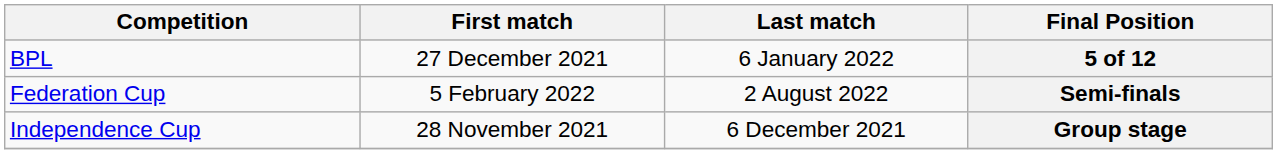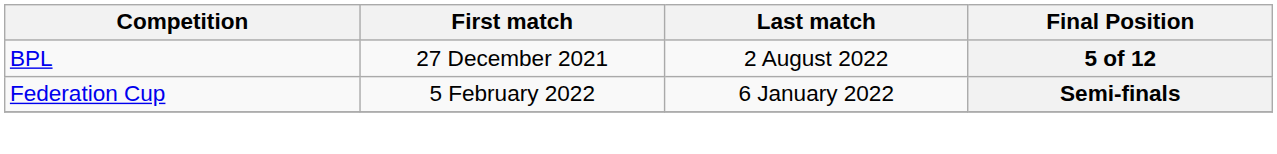(816, 58) 6 January 2022 -> (816, 58) 2 August 2022
(816, 93) 2 August 2022 -> (816, 93) 6 January 2022
- row: (1120, 129)
